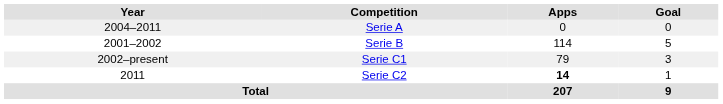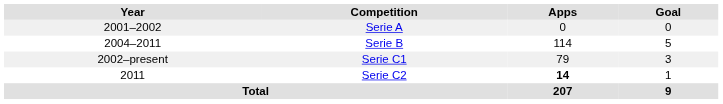(133, 27) 2004–2011 -> (133, 27) 2001–2002
(133, 43) 2001–2002 -> (133, 43) 2004–2011
